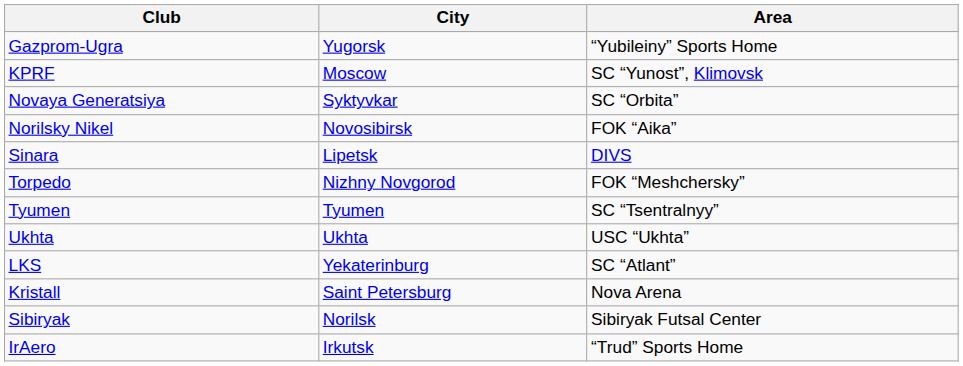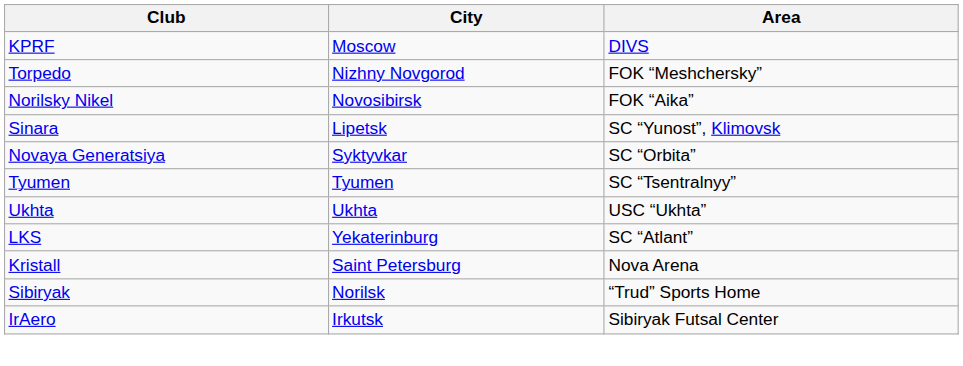- row: (66, 45)
(677, 73) SC “Yunost”, Klimovsk -> (629, 45) DIVS
rows swapped: (87, 100) <-> (40, 182)
(611, 155) DIVS -> (694, 127) SC “Yunost”, Klimovsk
(676, 319) Sibiryak Futsal Center -> (684, 292) “Trud” Sports Home
(667, 347) “Trud” Sports Home -> (693, 319) Sibiryak Futsal Center
